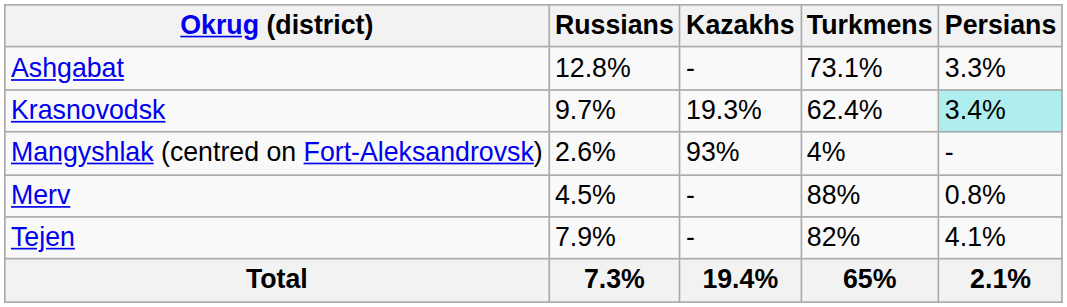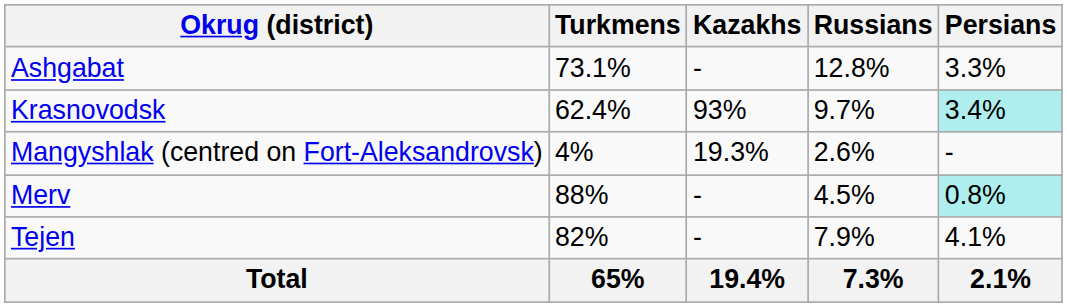columns swapped: (870, 25) <-> (614, 25)
(724, 110) 19.3% -> (720, 110) 93%
(713, 152) 93% -> (731, 152) 19.3%
(975, 195) no background -> (975, 195) paleturquoise background
